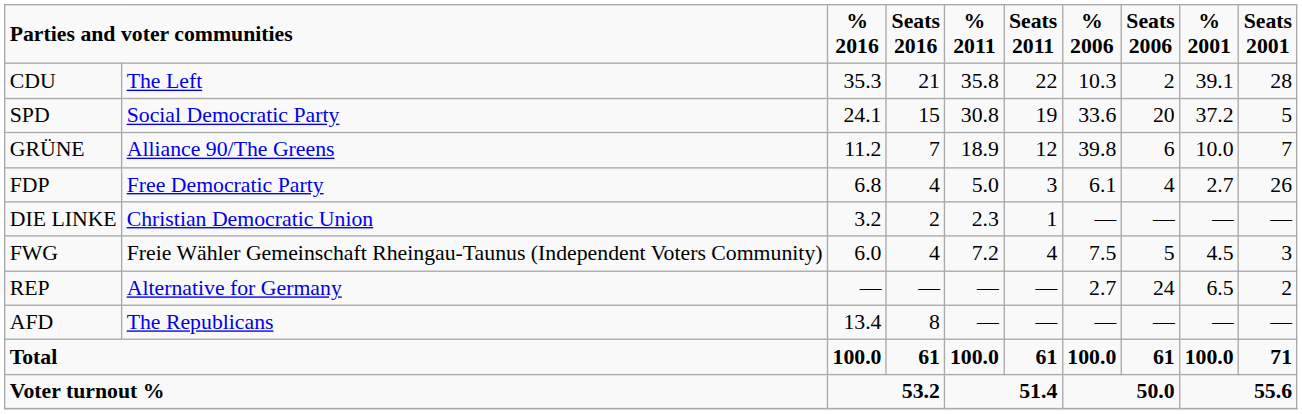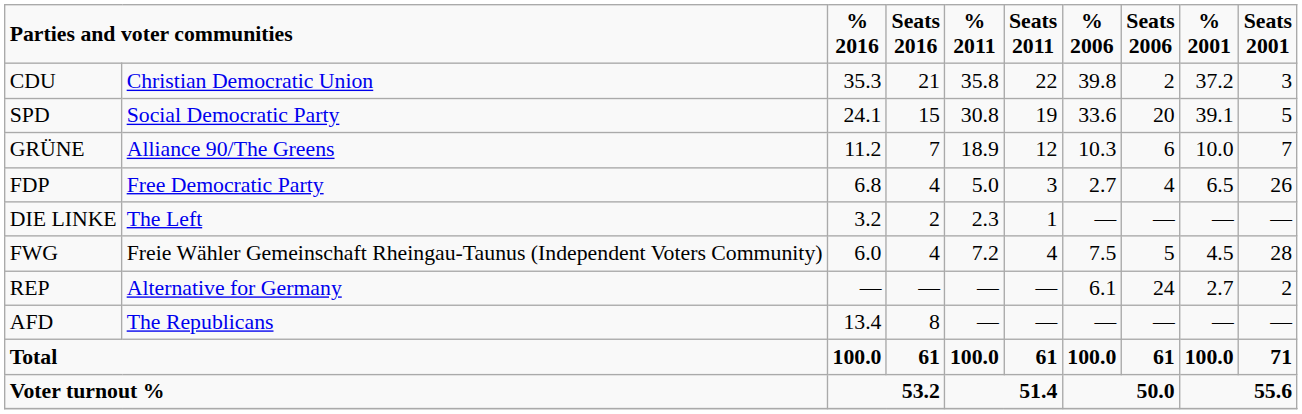(164, 80) The Left -> (250, 80) Christian Democratic Union
(1097, 80) 10.3 -> (1097, 80) 39.8
(1215, 80) 39.1 -> (1215, 80) 37.2
(1281, 80) 28 -> (1287, 80) 3
(1215, 115) 37.2 -> (1215, 115) 39.1
(1097, 149) 39.8 -> (1097, 149) 10.3
(1103, 184) 6.1 -> (1103, 184) 2.7
(1220, 184) 2.7 -> (1220, 184) 6.5
(250, 218) Christian Democratic Union -> (164, 218) The Left
(1287, 253) 3 -> (1281, 253) 28
(1103, 287) 2.7 -> (1103, 287) 6.1
(1220, 287) 6.5 -> (1220, 287) 2.7
